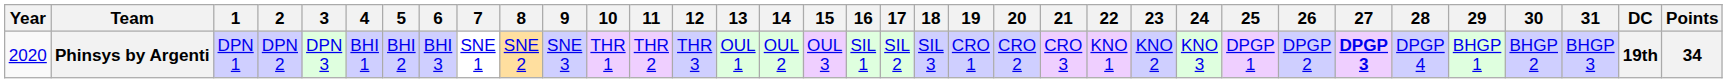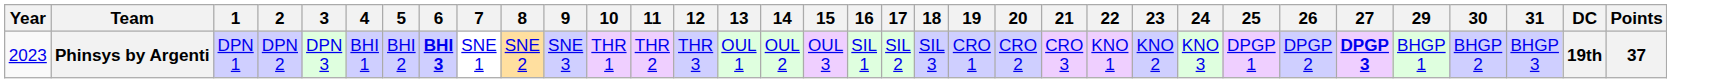- column: (1420, 18)
(28, 54) 2020 -> (28, 54) 2023
(438, 54) normal -> (438, 54) bold
(1692, 54) 34 -> (1637, 54) 37
